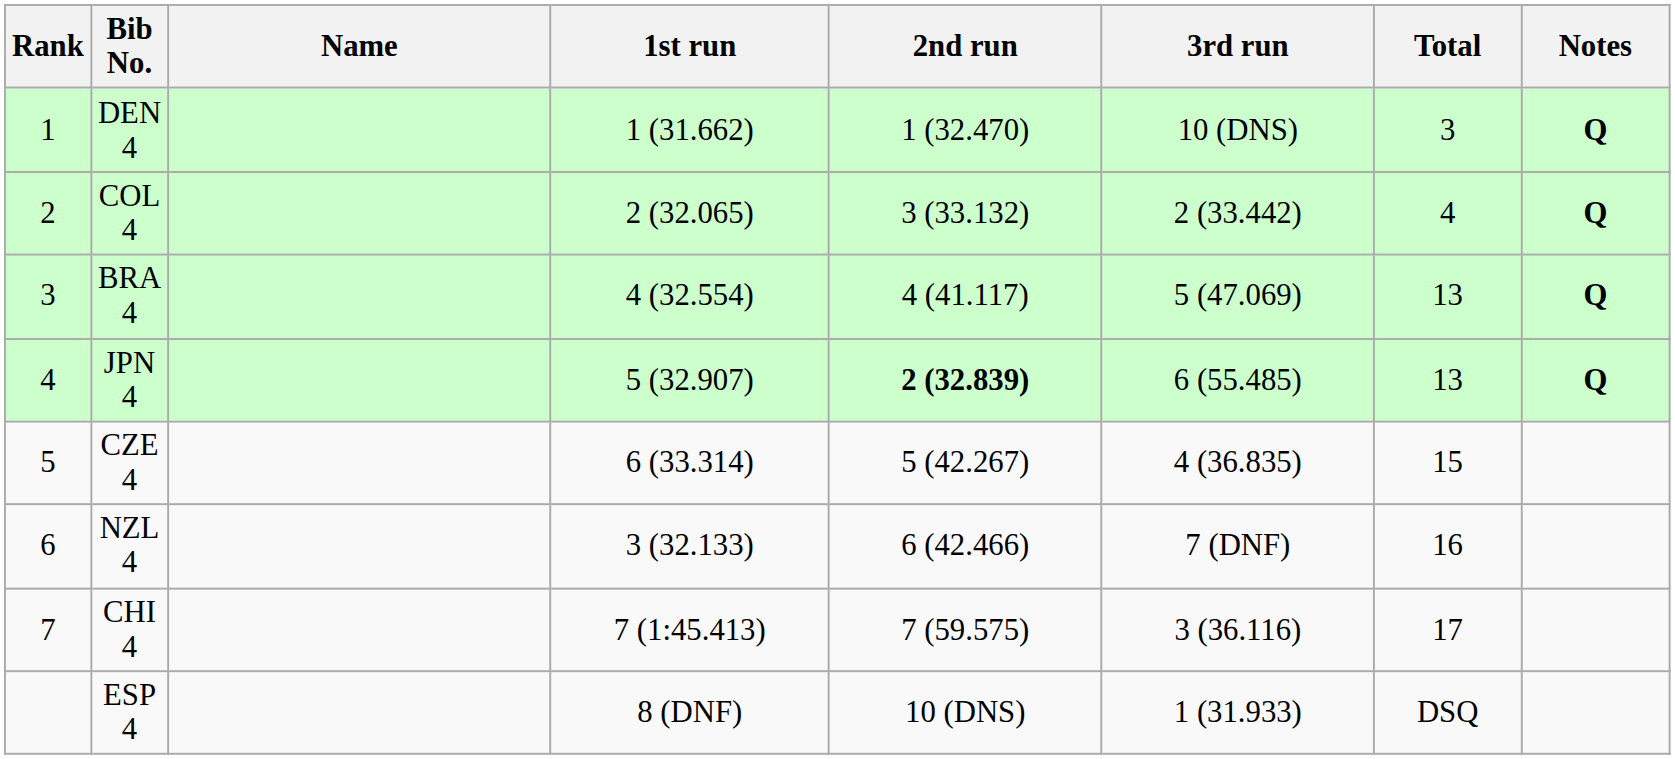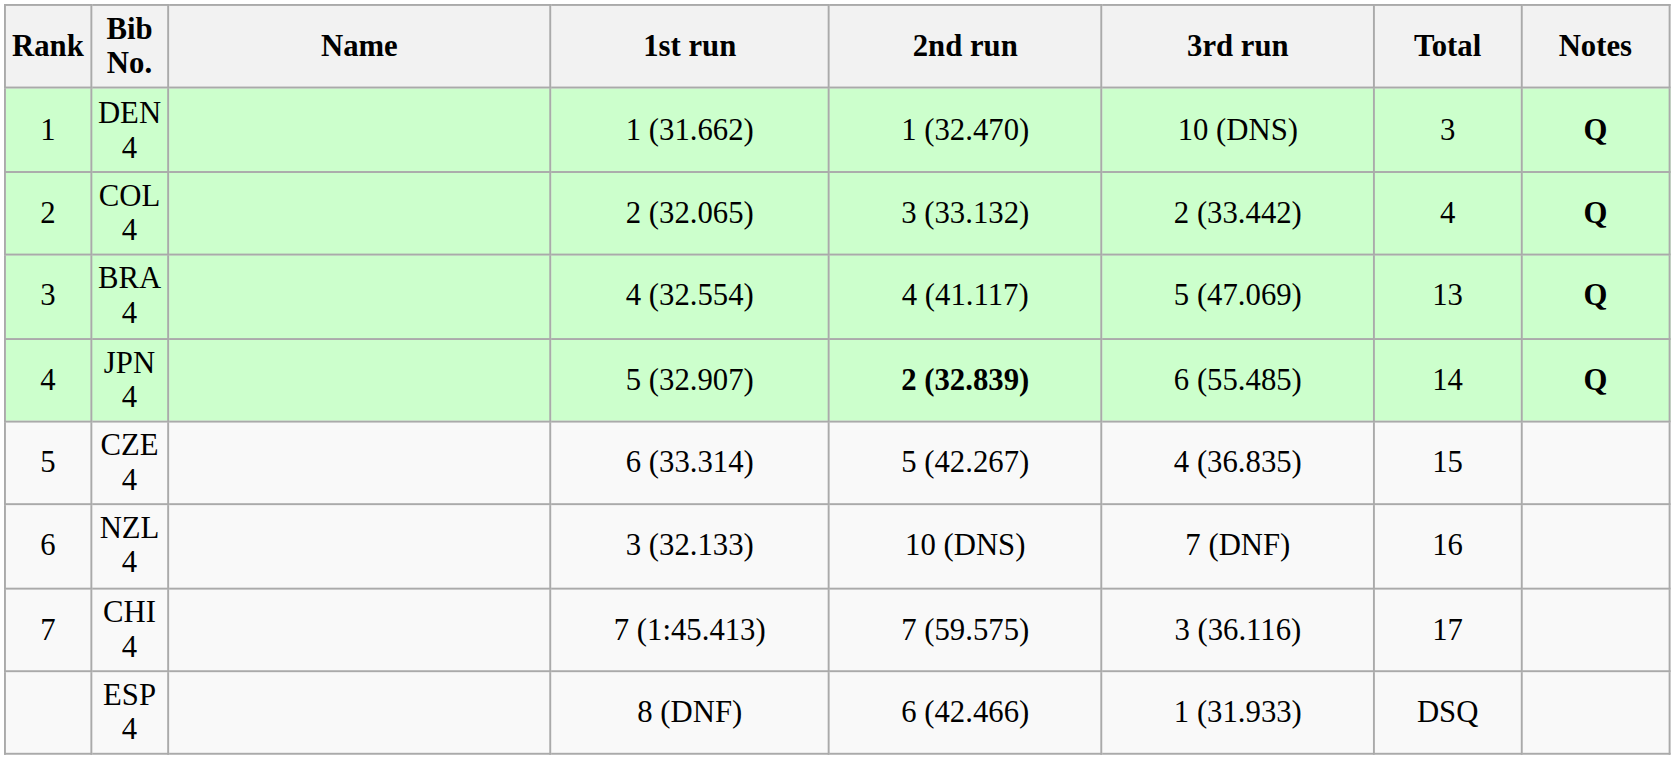(1448, 379) 13 -> (1448, 379) 14
(965, 545) 6 (42.466) -> (965, 545) 10 (DNS)
(965, 712) 10 (DNS) -> (965, 712) 6 (42.466)
